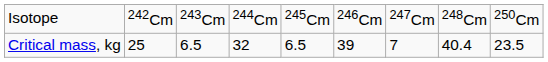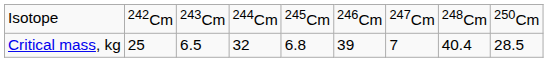(295, 45) 6.5 -> (295, 45) 6.8
(509, 45) 23.5 -> (509, 45) 28.5
